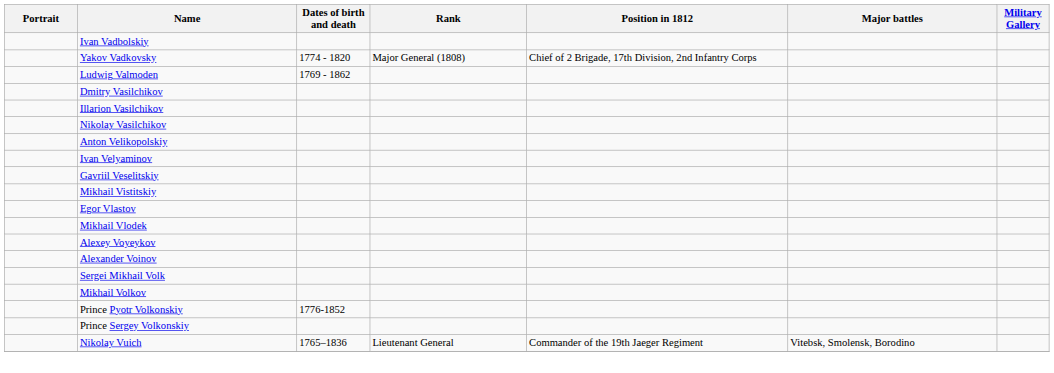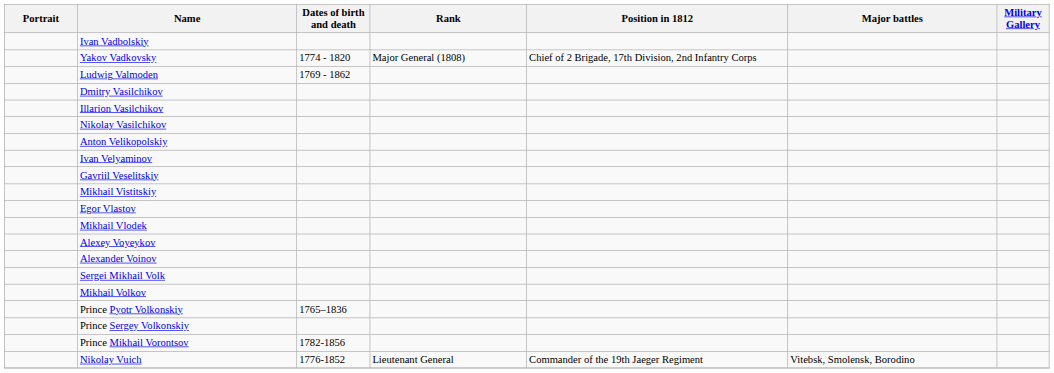(322, 309) 1776-1852 -> (323, 309) 1765–1836
+ row: (134, 342)
(323, 342) 1765–1836 -> (322, 359) 1776-1852
